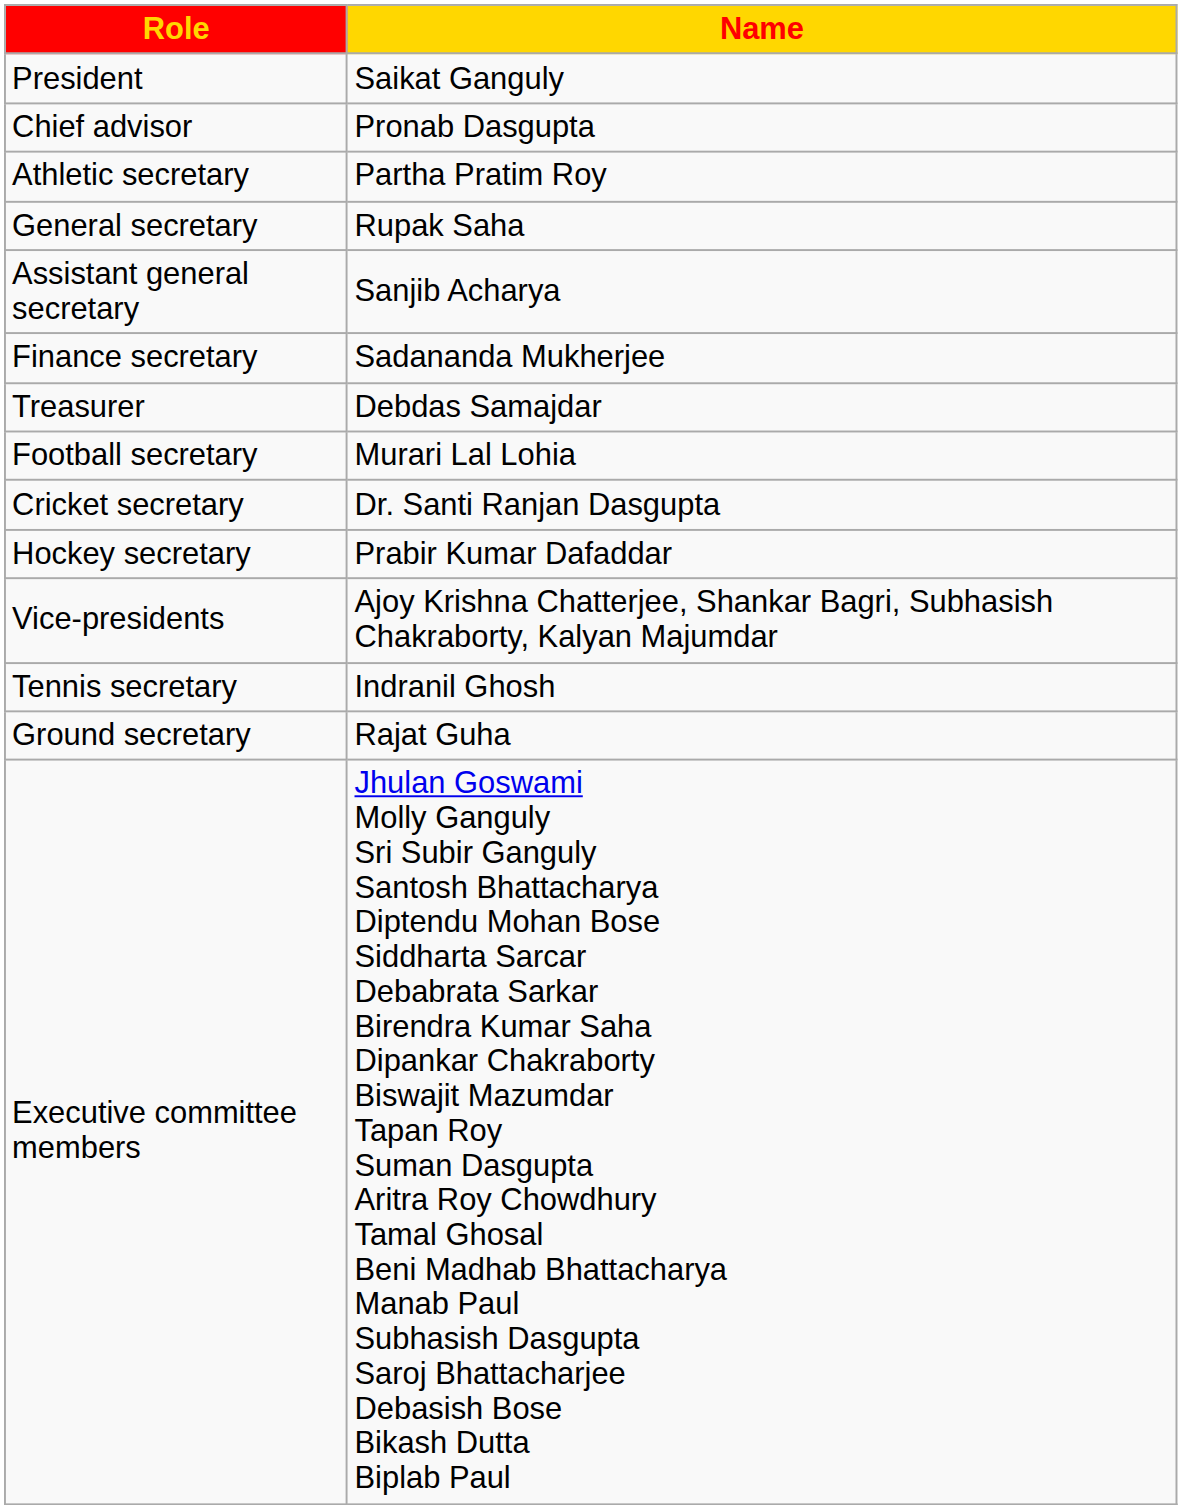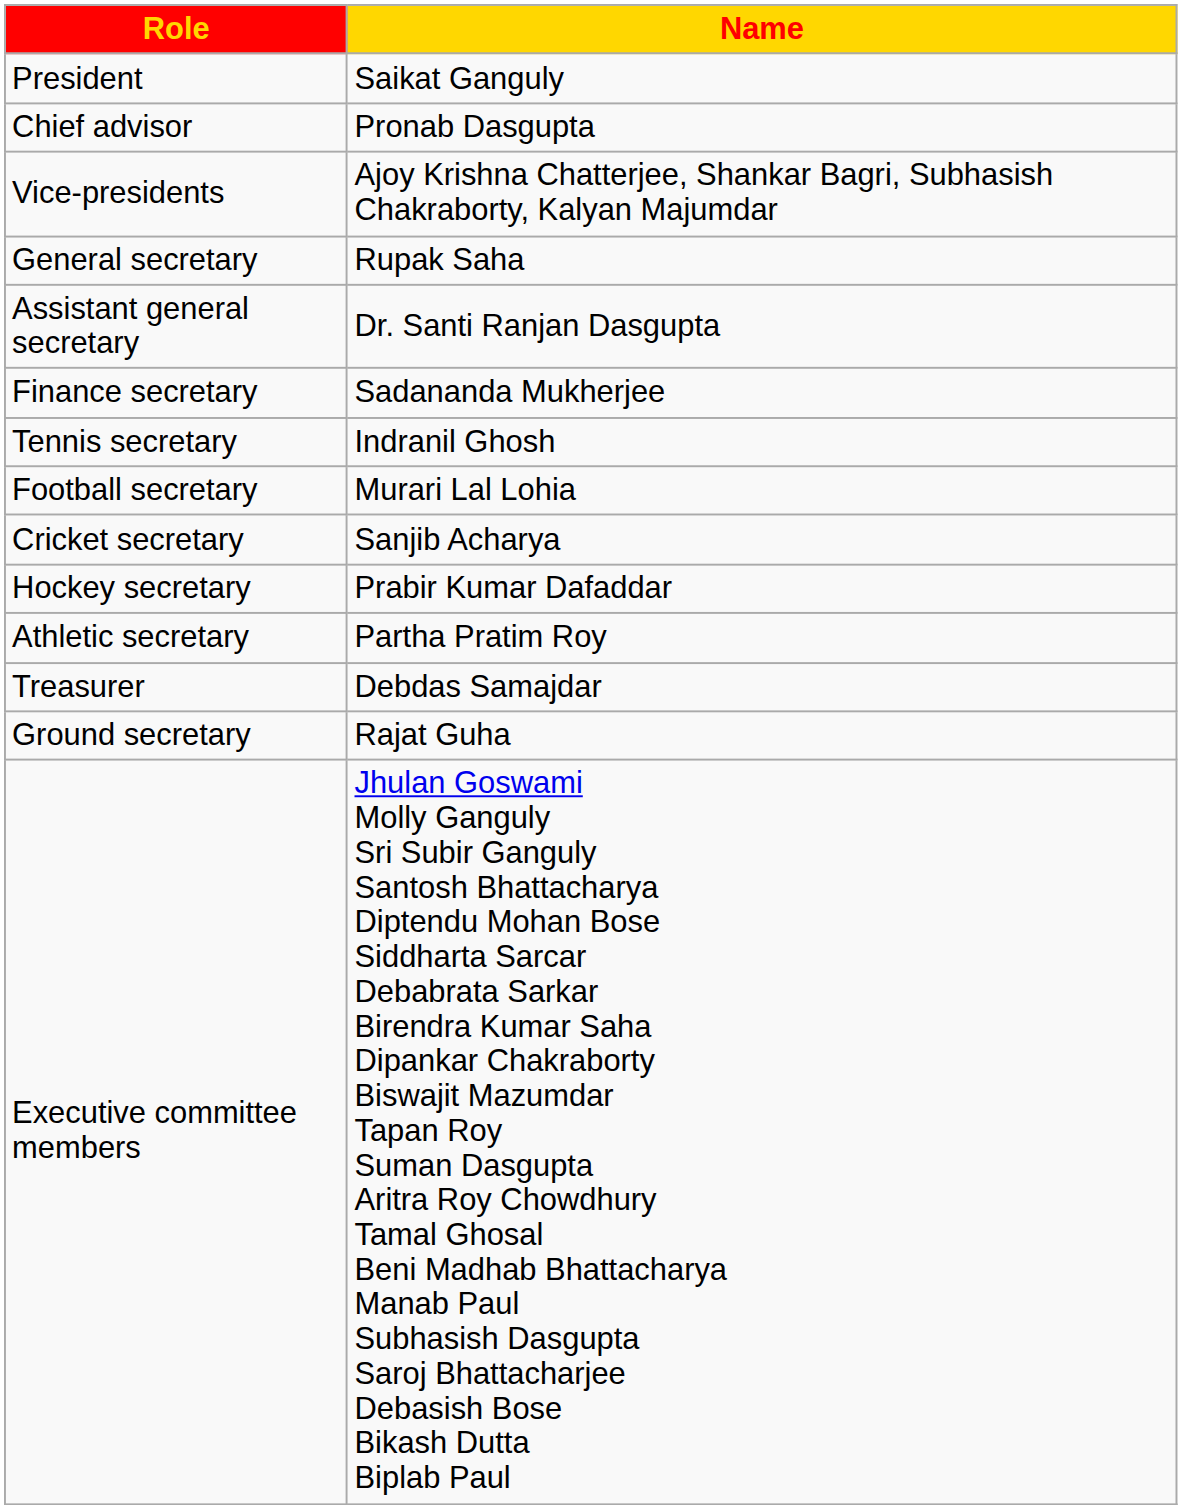rows swapped: (118, 619) <-> (131, 175)
(458, 291) Sanjib Acharya -> (537, 325) Dr. Santi Ranjan Dasgupta
rows swapped: (78, 406) <-> (125, 686)
(537, 504) Dr. Santi Ranjan Dasgupta -> (458, 539) Sanjib Acharya
